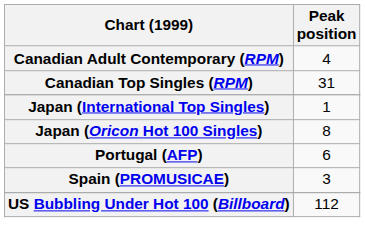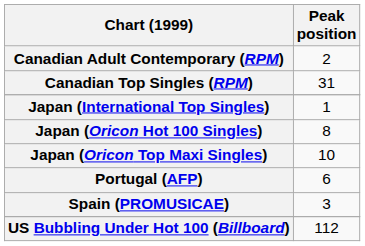(327, 58) 4 -> (327, 58) 2
+ row: (149, 155)
